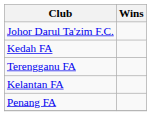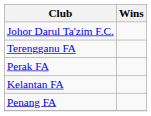- row: (30, 48)
+ row: (28, 66)
